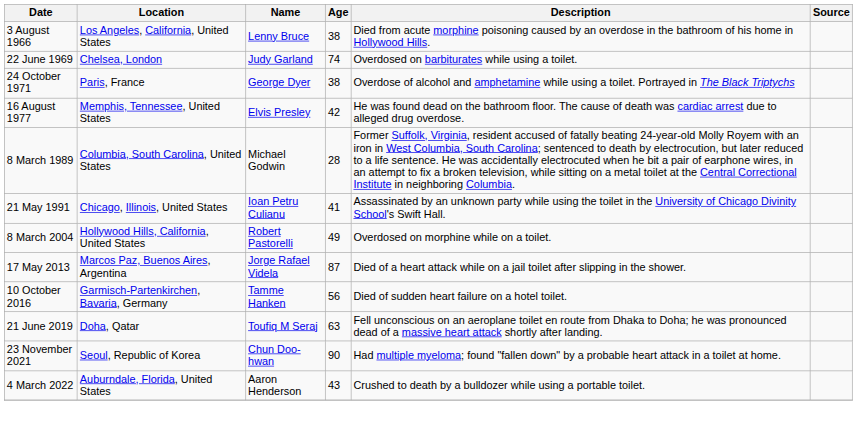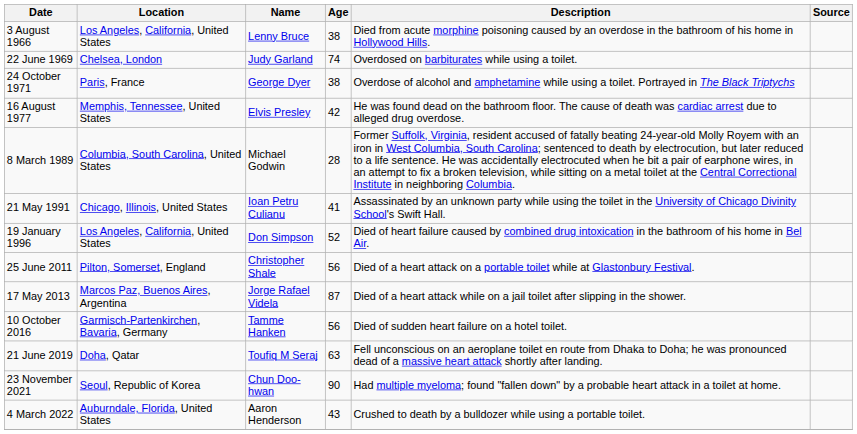+ row: (34, 237)
- row: (40, 237)
+ row: (39, 267)
